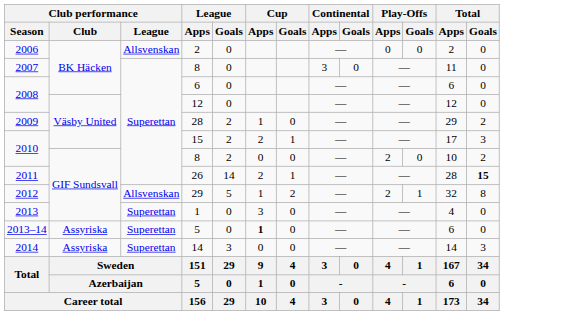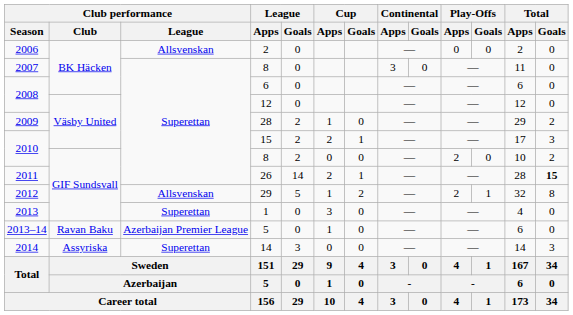(85, 229) Assyriska -> (85, 229) Ravan Baku
(151, 229) Superettan -> (186, 229) Azerbaijan Premier League
(261, 229) bold -> (329, 229) normal
